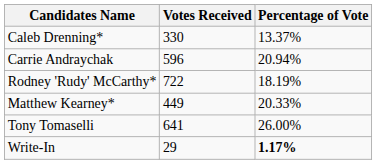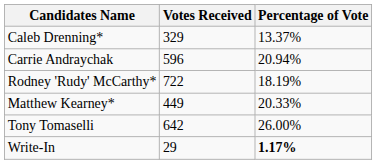(173, 37) 330 -> (173, 37) 329
(173, 125) 641 -> (173, 125) 642
